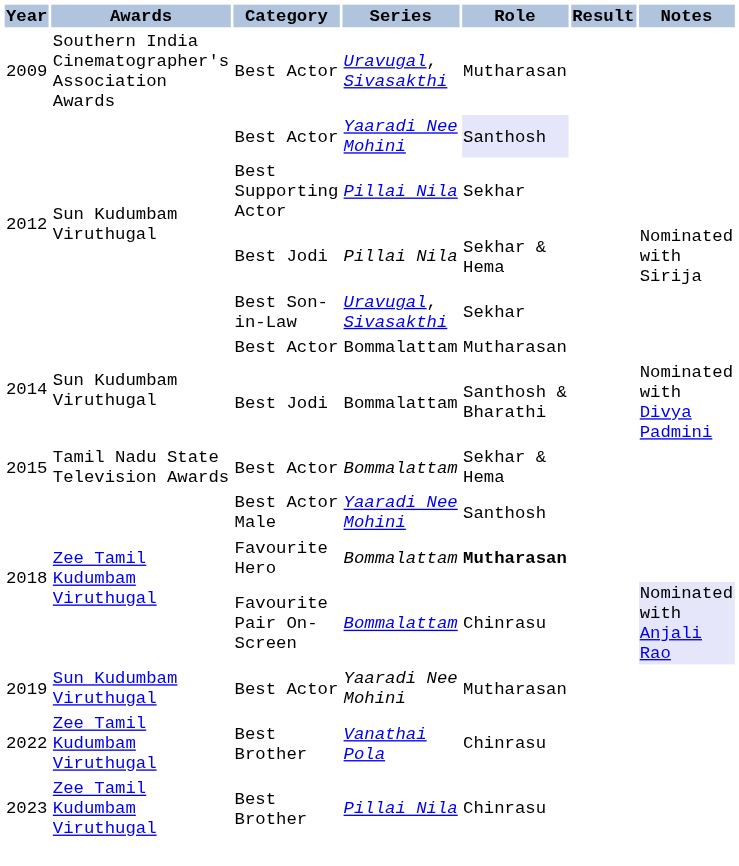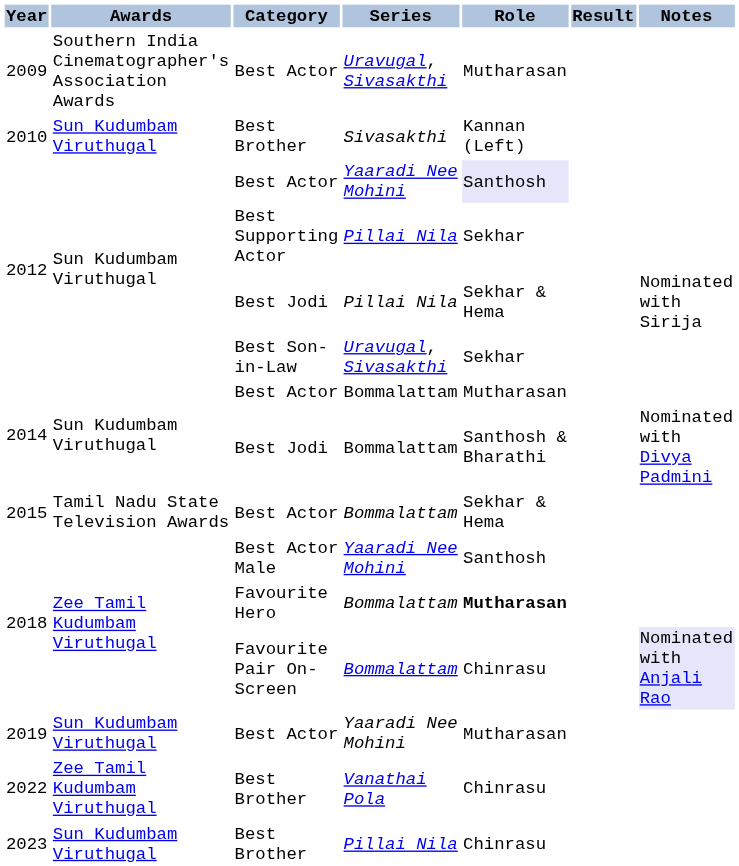+ row: (27, 136)
(105, 809) Zee Tamil Kudumbam Viruthugal -> (115, 844) Sun Kudumbam Viruthugal
